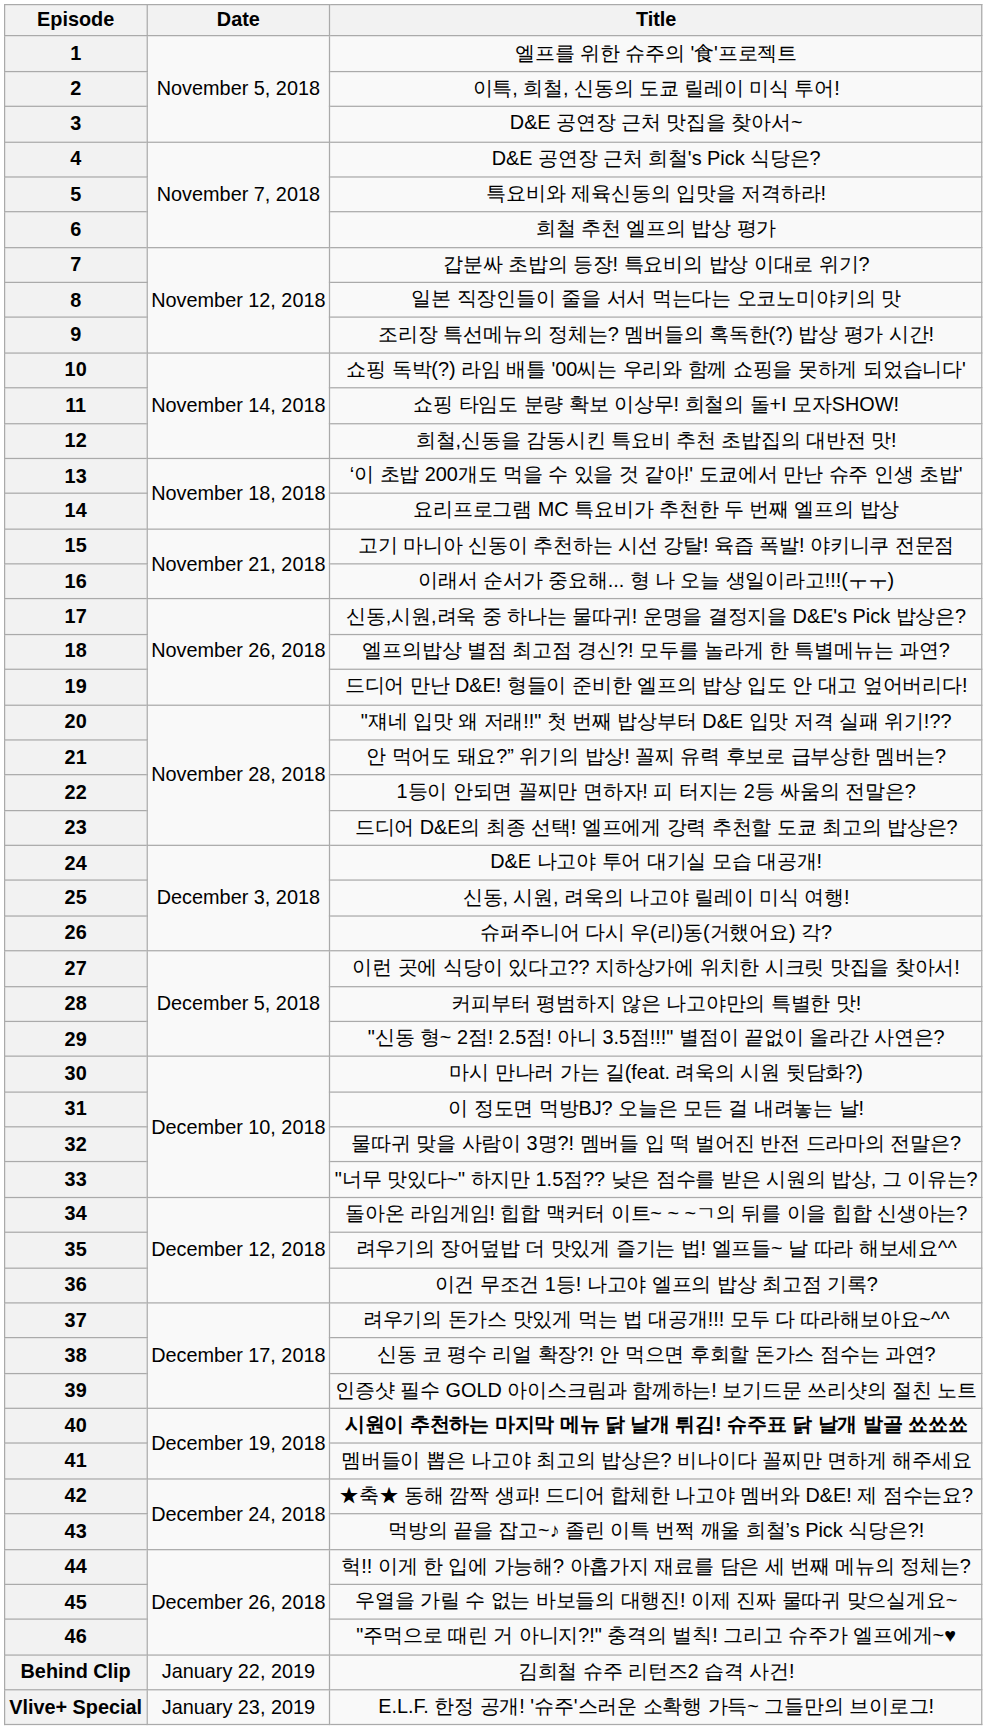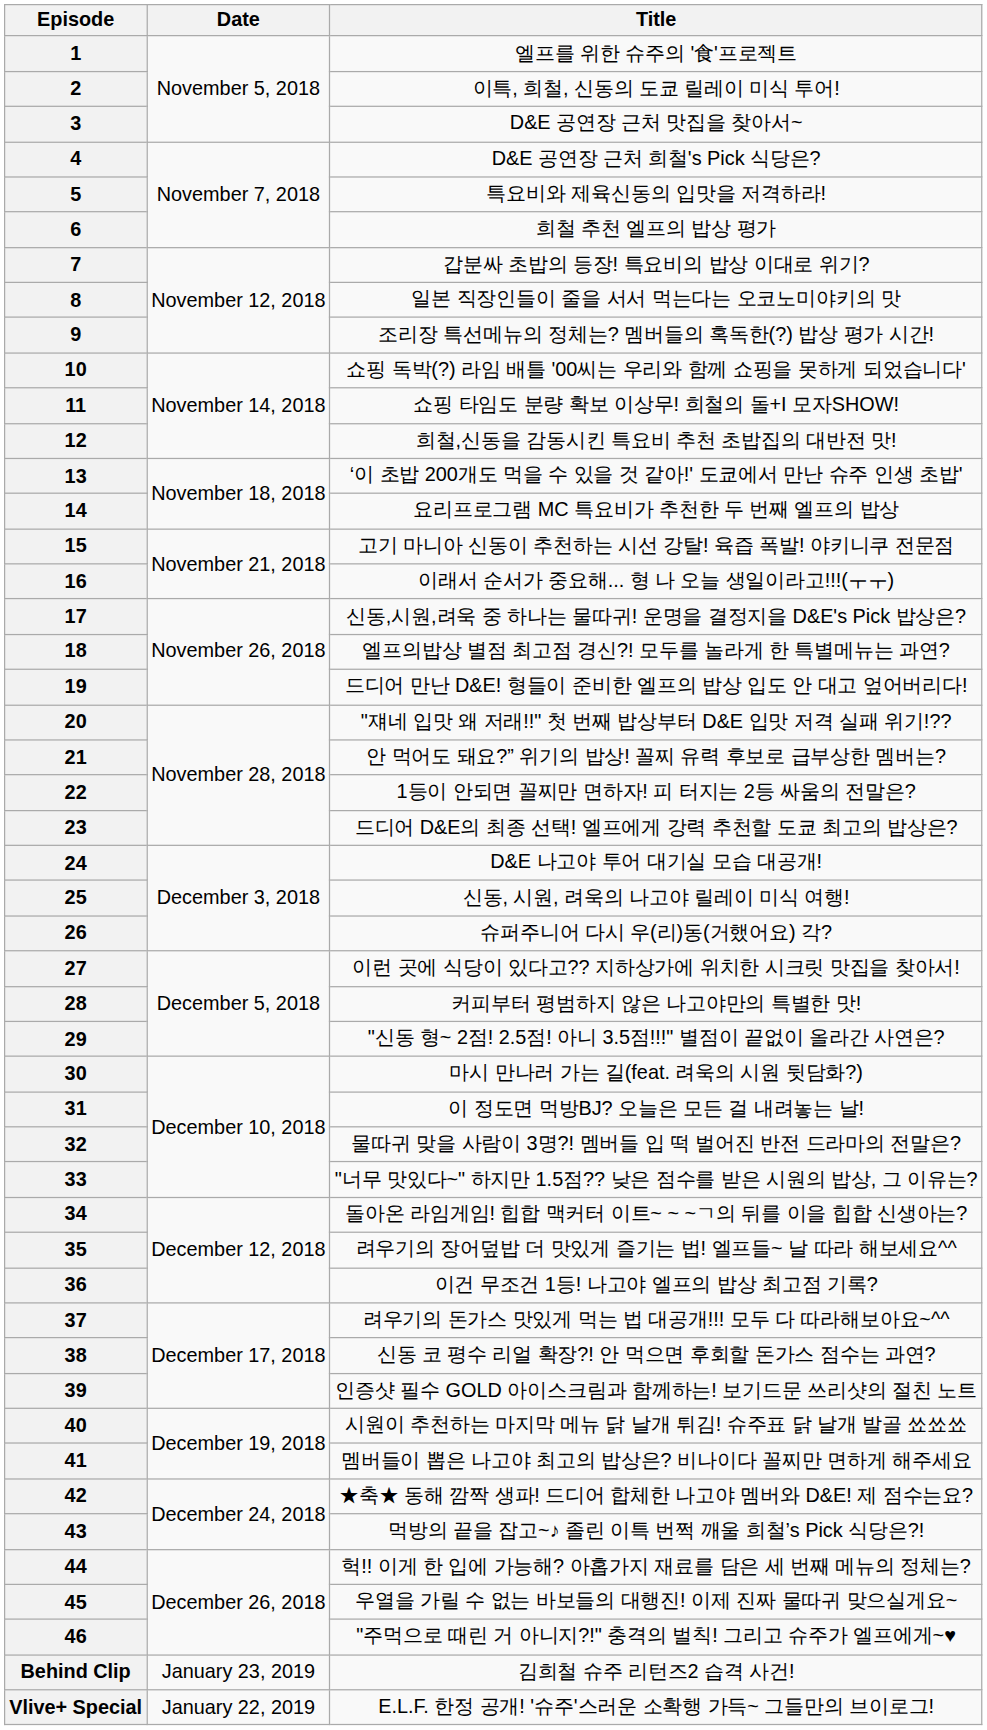(656, 1425) bold -> (656, 1425) normal
(238, 1672) January 22, 2019 -> (238, 1672) January 23, 2019
(238, 1707) January 23, 2019 -> (238, 1707) January 22, 2019
